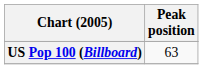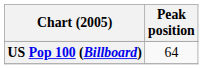(171, 52) 63 -> (171, 52) 64
